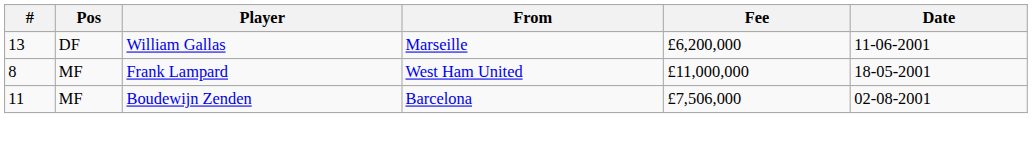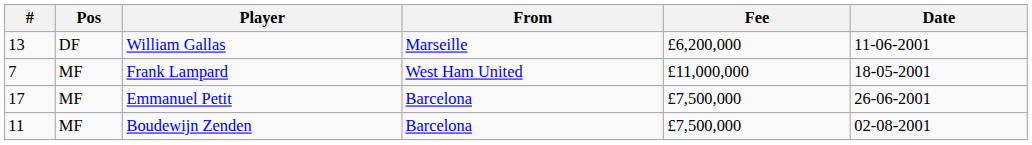(12, 72) 8 -> (12, 72) 7
+ row: (179, 99)
(704, 99) £7,506,000 -> (704, 126) £7,500,000
